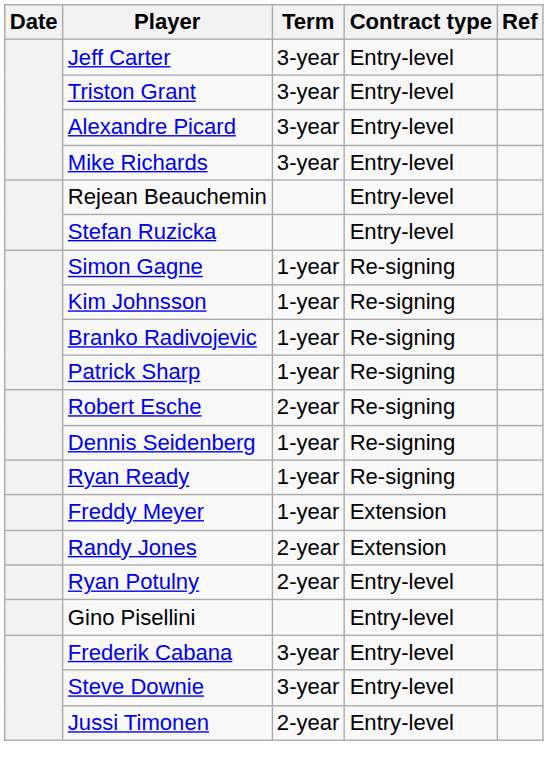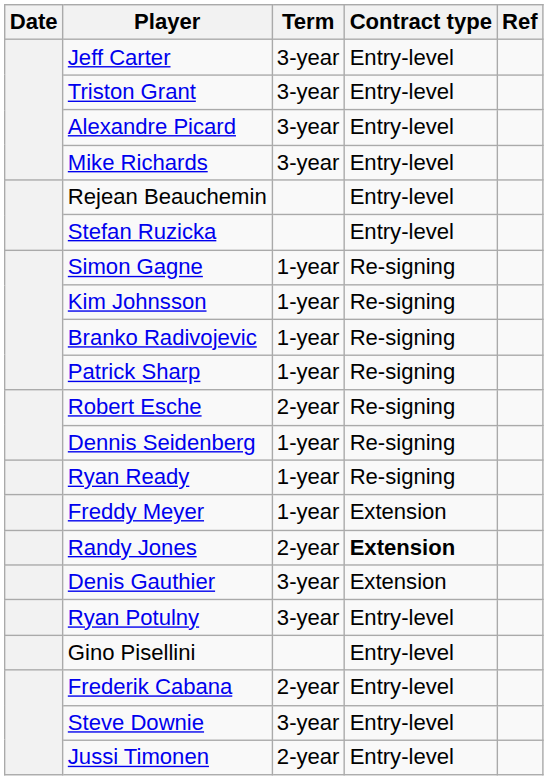(398, 547) normal -> (402, 547) bold
+ row: (141, 582)
(308, 582) 2-year -> (308, 617) 3-year
(308, 652) 3-year -> (308, 687) 2-year
